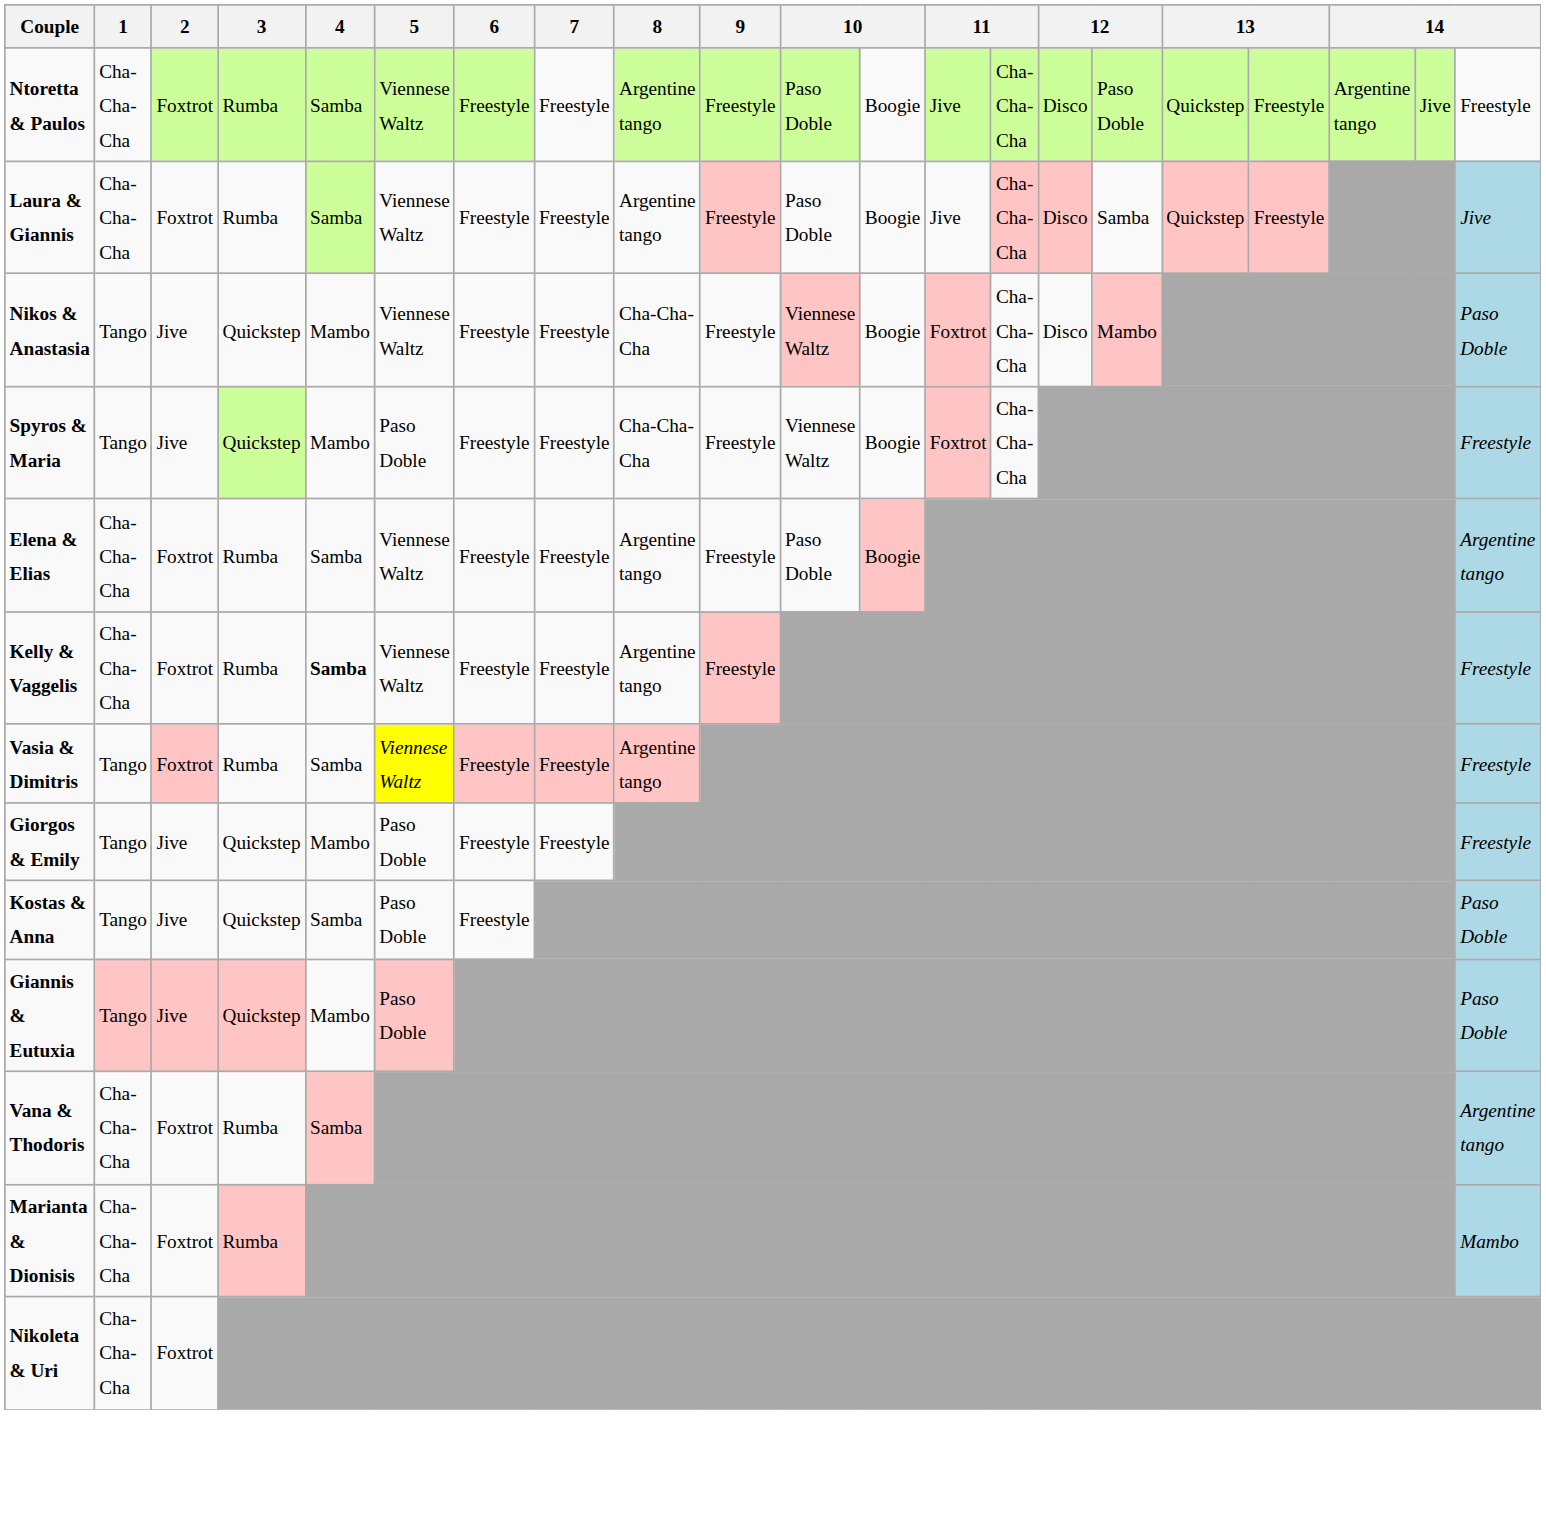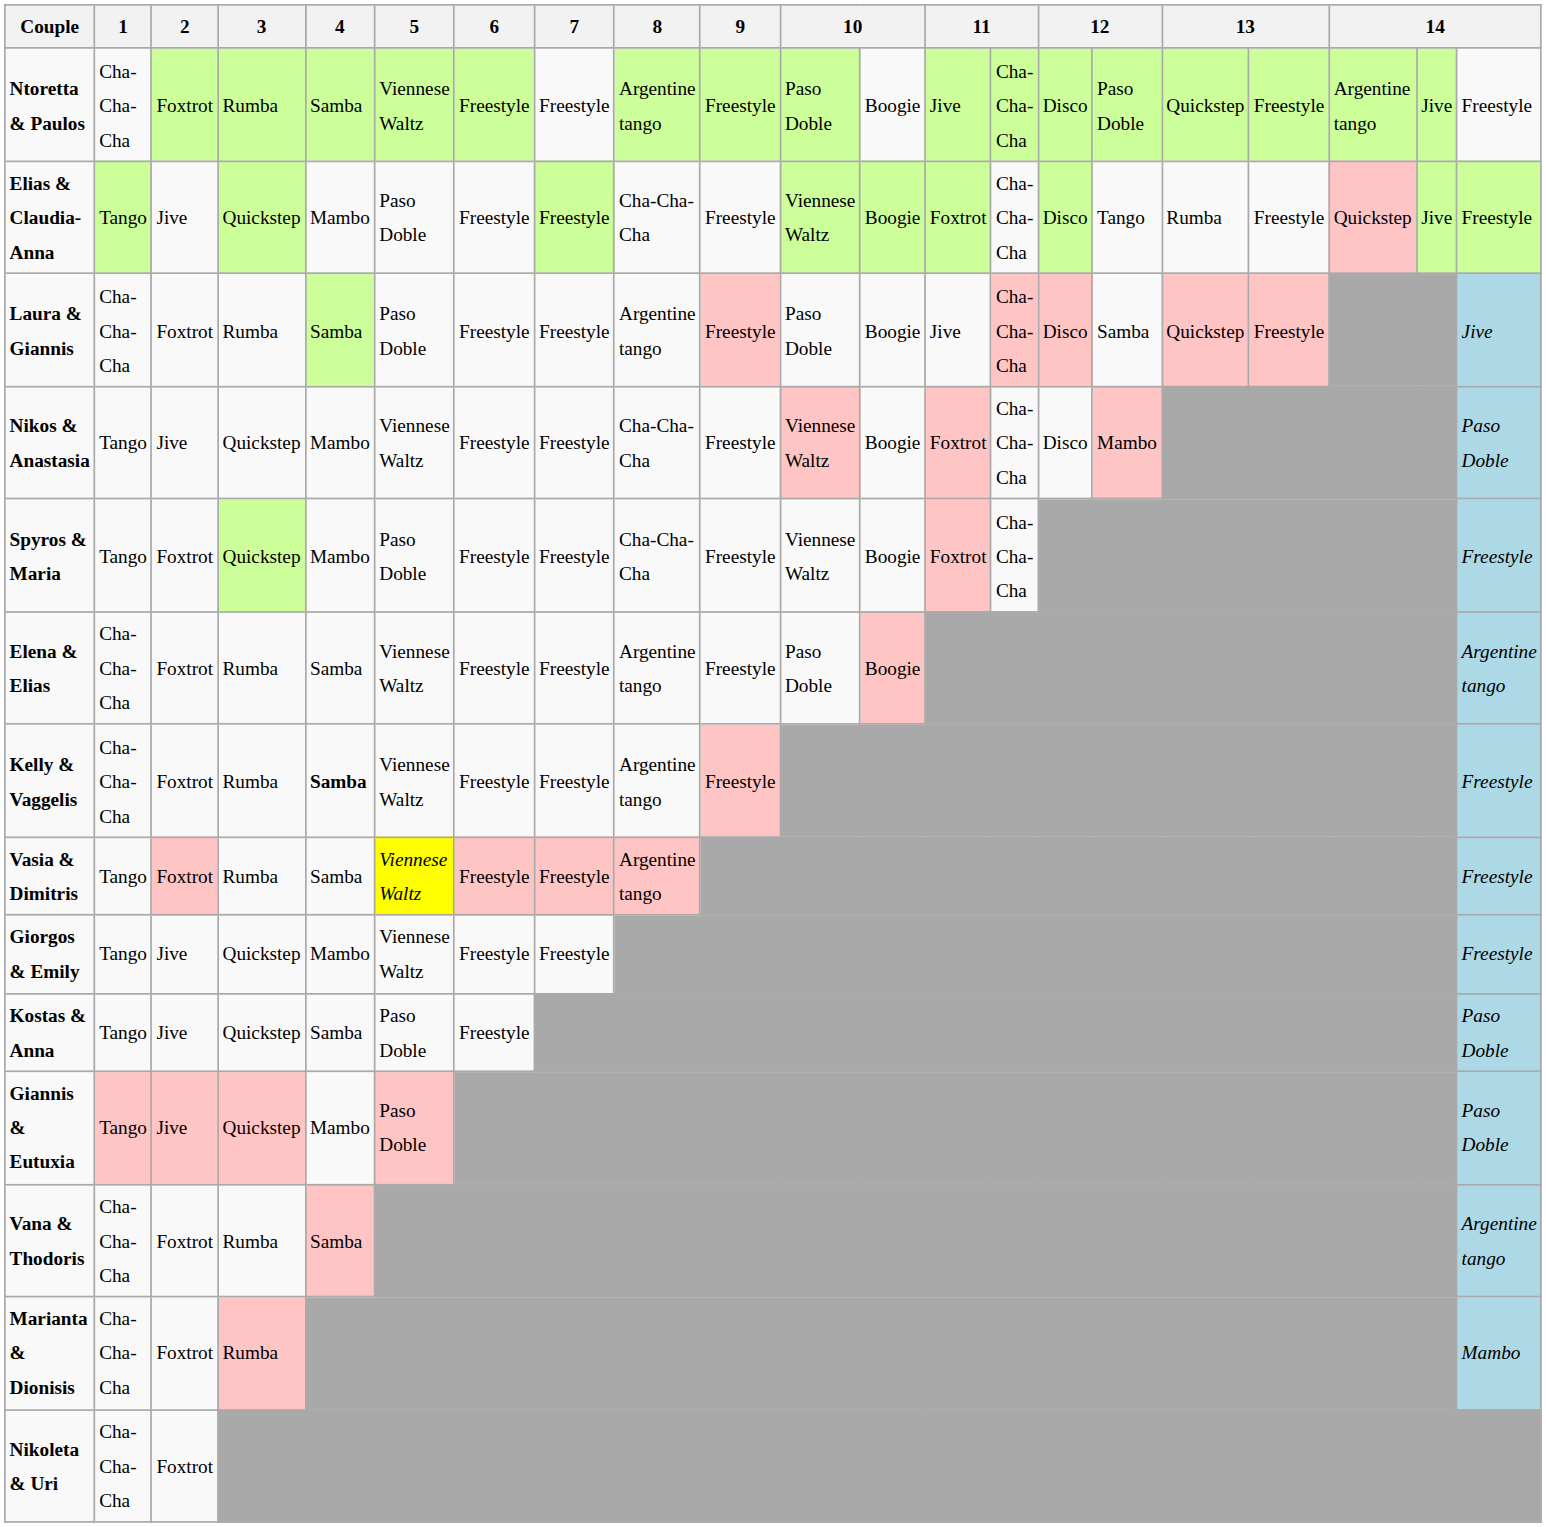+ row: (45, 218)
(414, 218) Viennese Waltz -> (403, 330) Paso Doble
(172, 443) Jive -> (185, 556) Foxtrot
(403, 842) Paso Doble -> (414, 954) Viennese Waltz
